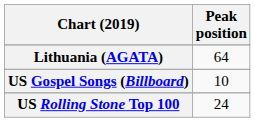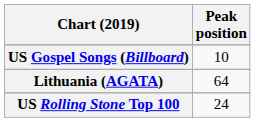rows swapped: (98, 57) <-> (98, 81)
